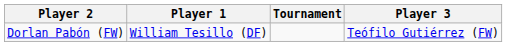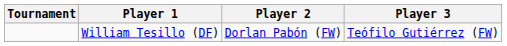columns swapped: (307, 14) <-> (66, 14)
